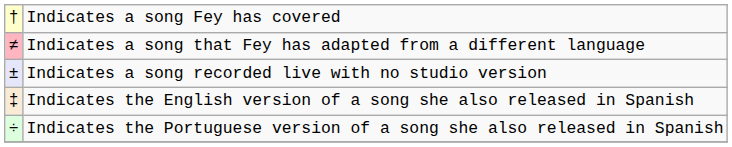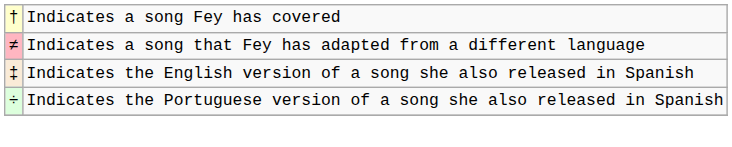- row: (287, 73)
